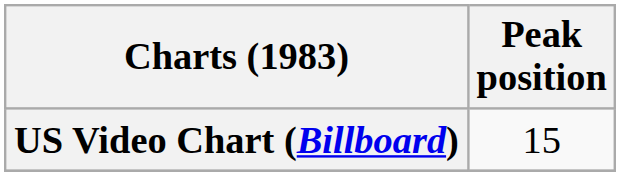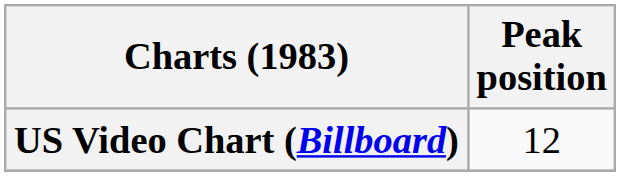(542, 139) 15 -> (542, 139) 12
